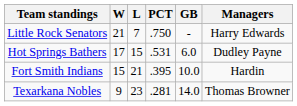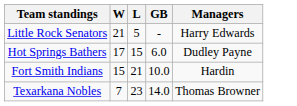- column: (160, 14)
(137, 33) 7 -> (137, 33) 5
(119, 91) 9 -> (119, 91) 7
